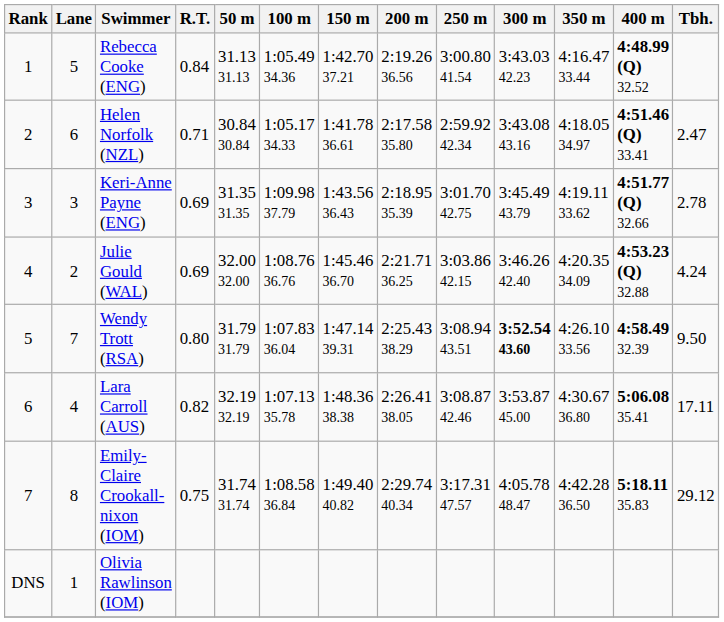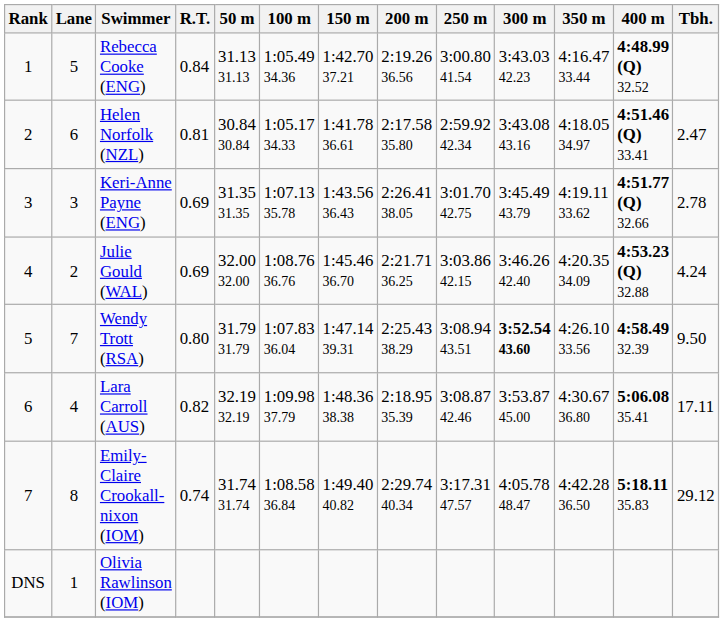(194, 134) 0.71 -> (194, 134) 0.81
(289, 202) 1:09.98 37.79 -> (289, 202) 1:07.13 35.78
(407, 202) 2:18.95 35.39 -> (407, 202) 2:26.41 38.05
(289, 407) 1:07.13 35.78 -> (289, 407) 1:09.98 37.79
(407, 407) 2:26.41 38.05 -> (407, 407) 2:18.95 35.39
(194, 495) 0.75 -> (194, 495) 0.74
